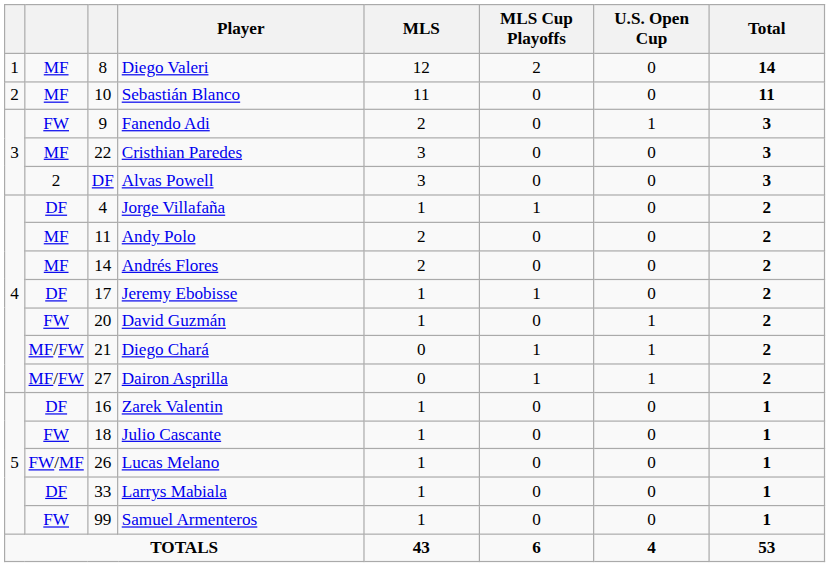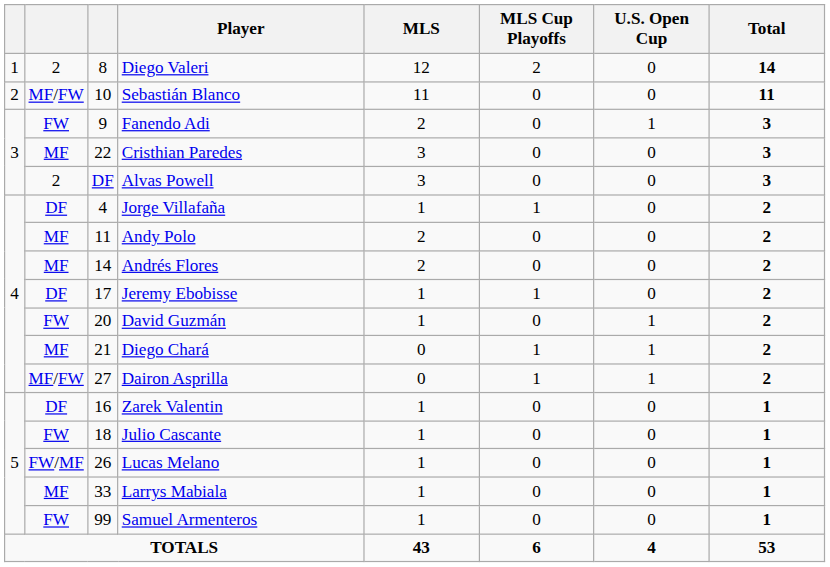(56, 67) MF -> (56, 67) 2
(56, 95) MF -> (56, 95) MF/FW
(56, 350) MF/FW -> (56, 350) MF
(56, 491) DF -> (56, 491) MF
